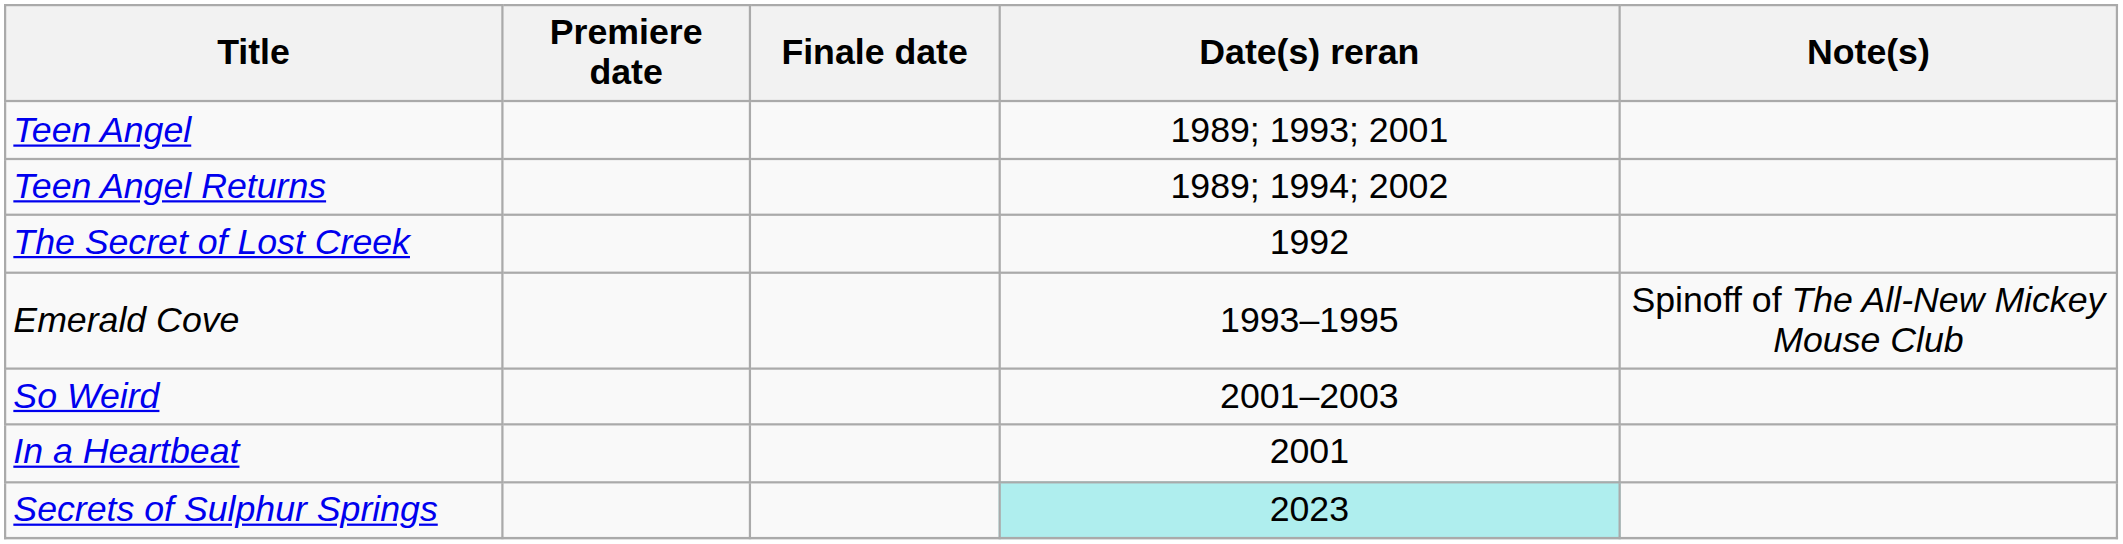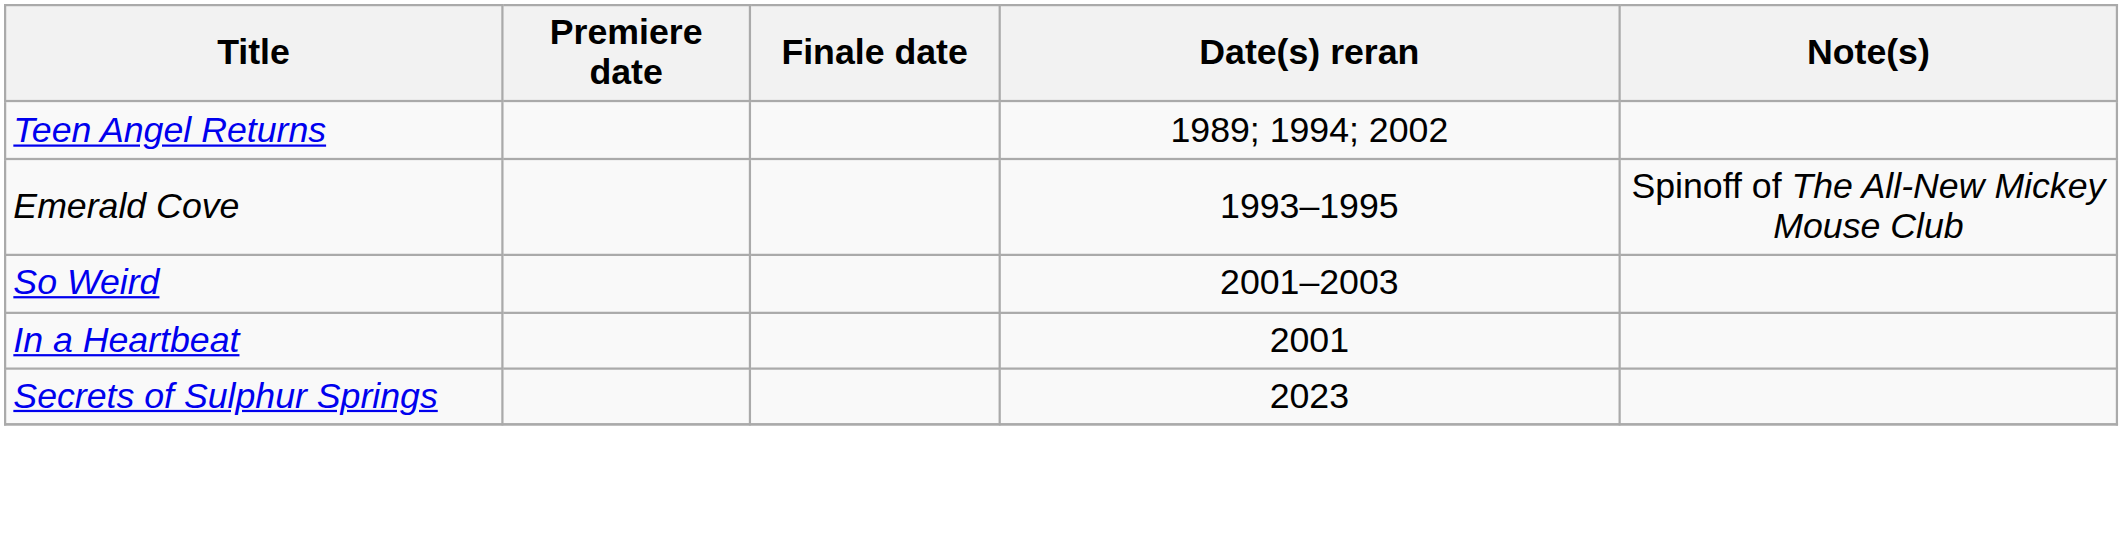- row: (102, 129)
- row: (212, 242)
(1309, 509) paleturquoise background -> (1309, 396) no background
